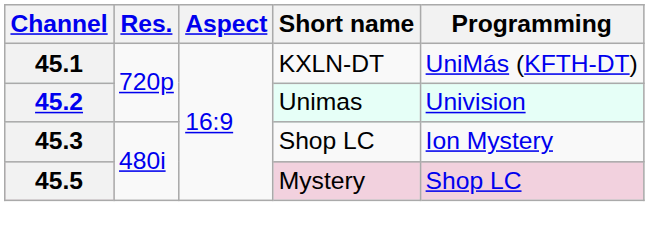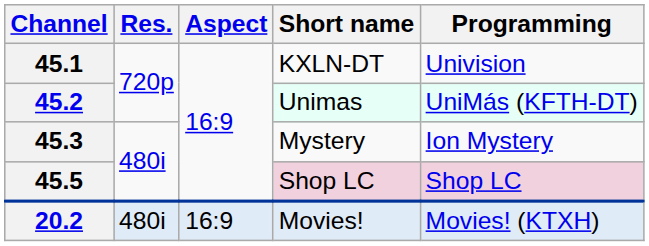(532, 63) UniMás (KFTH-DT) -> (476, 63) Univision
(476, 102) Univision -> (532, 102) UniMás (KFTH-DT)
(327, 141) Shop LC -> (322, 141) Mystery
(322, 180) Mystery -> (327, 180) Shop LC
+ row: (59, 220)
